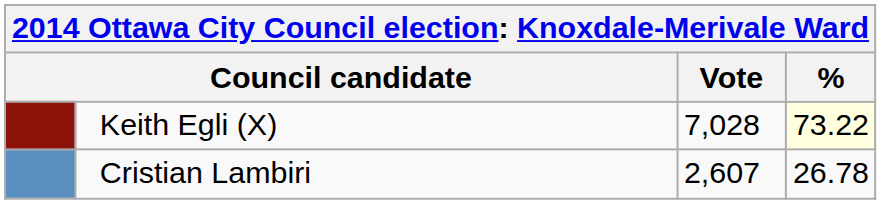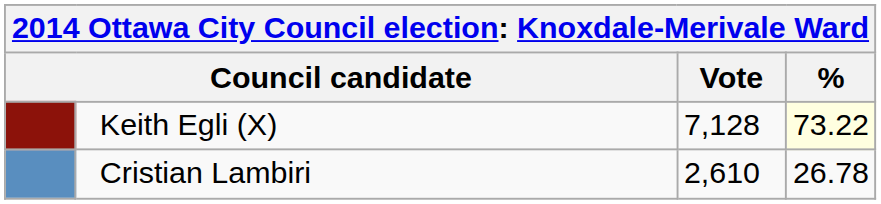(722, 125) 7,028 -> (722, 125) 7,128
(722, 173) 2,607 -> (722, 173) 2,610
